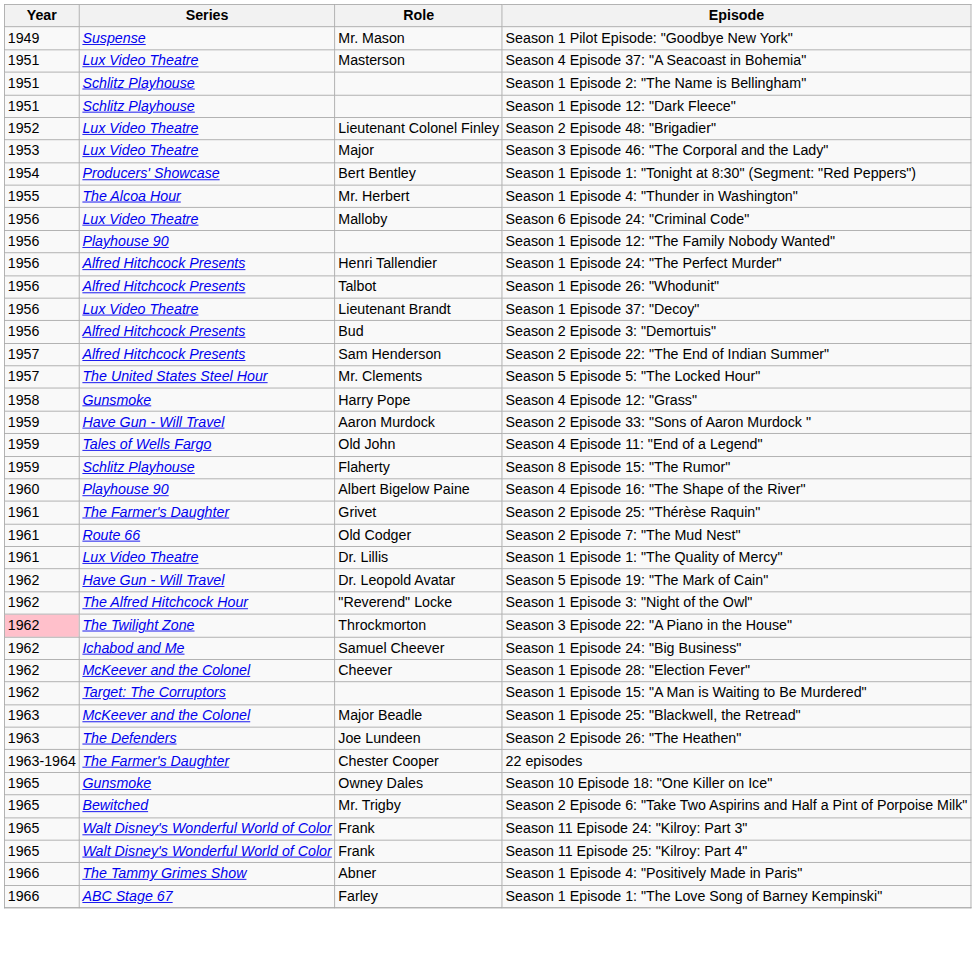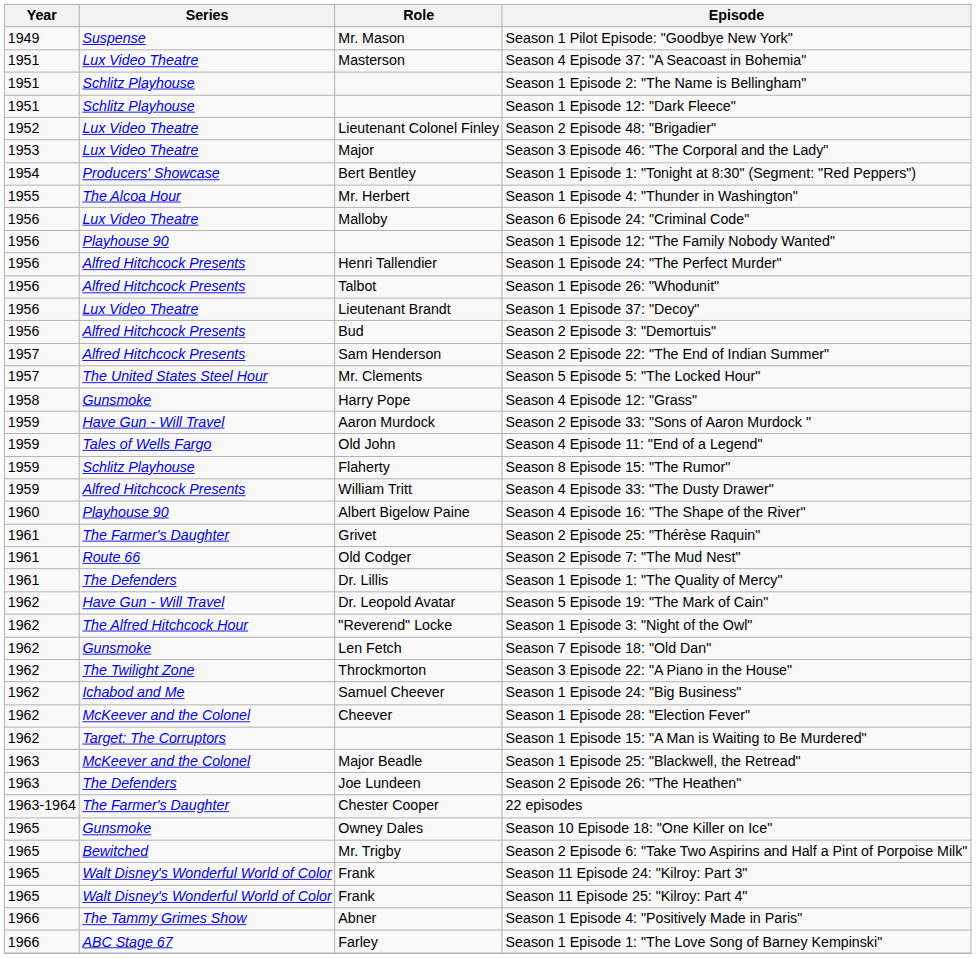+ row: (640, 490)
(140, 557) Lux Video Theatre -> (129, 580) The Defenders
+ row: (608, 648)
(24, 625) pink background -> (24, 670) no background
